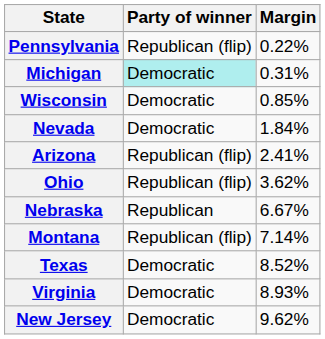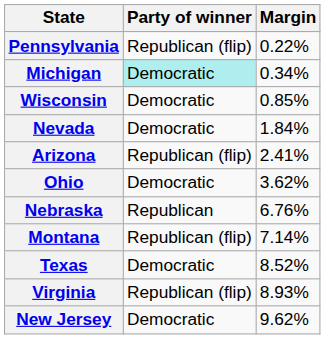(284, 73) 0.31% -> (284, 73) 0.34%
(189, 182) Republican (flip) -> (171, 182) Democratic
(284, 210) 6.67% -> (284, 210) 6.76%
(171, 292) Democratic -> (189, 292) Republican (flip)
